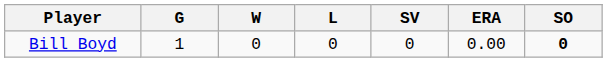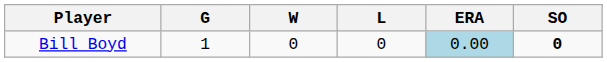- column: (410, 18)
(486, 44) no background -> (469, 44) lightblue background
